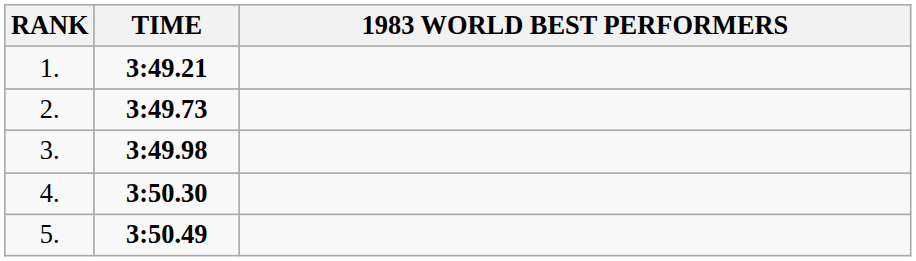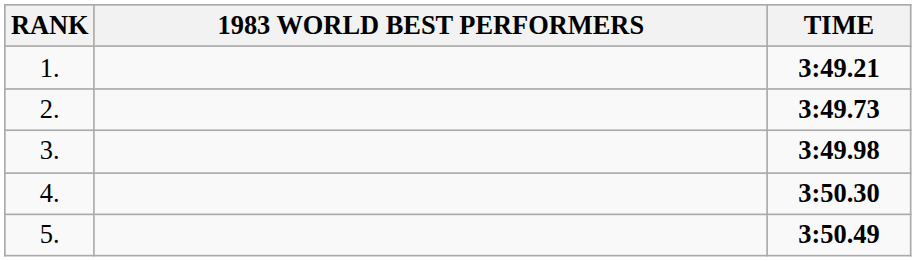columns swapped: (575, 25) <-> (167, 25)
